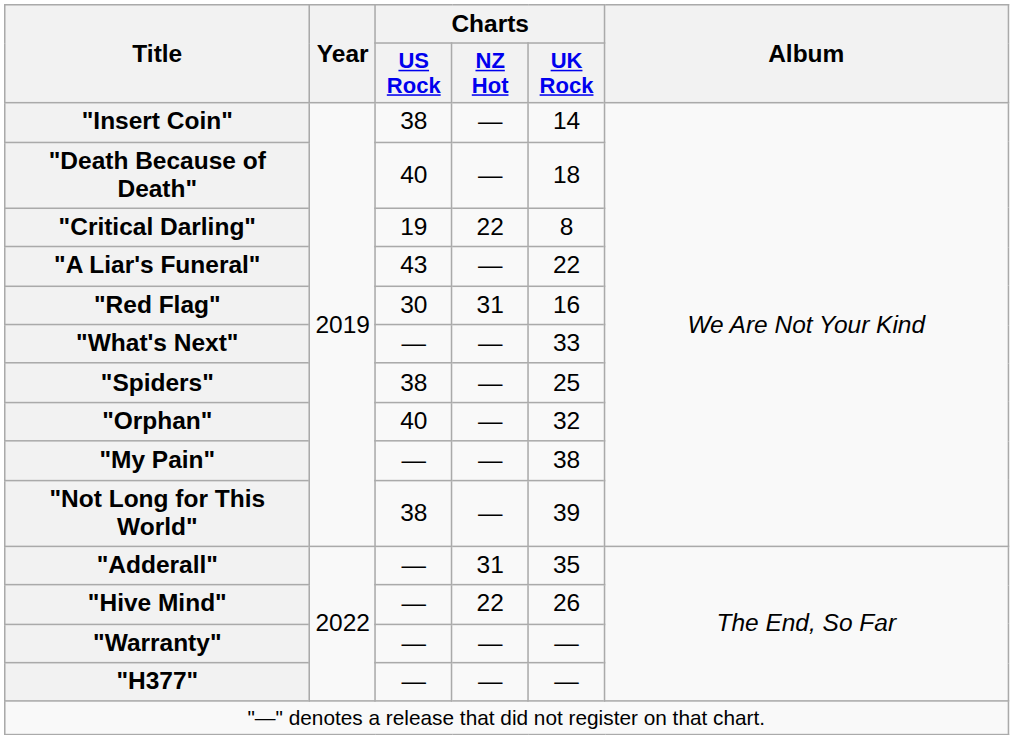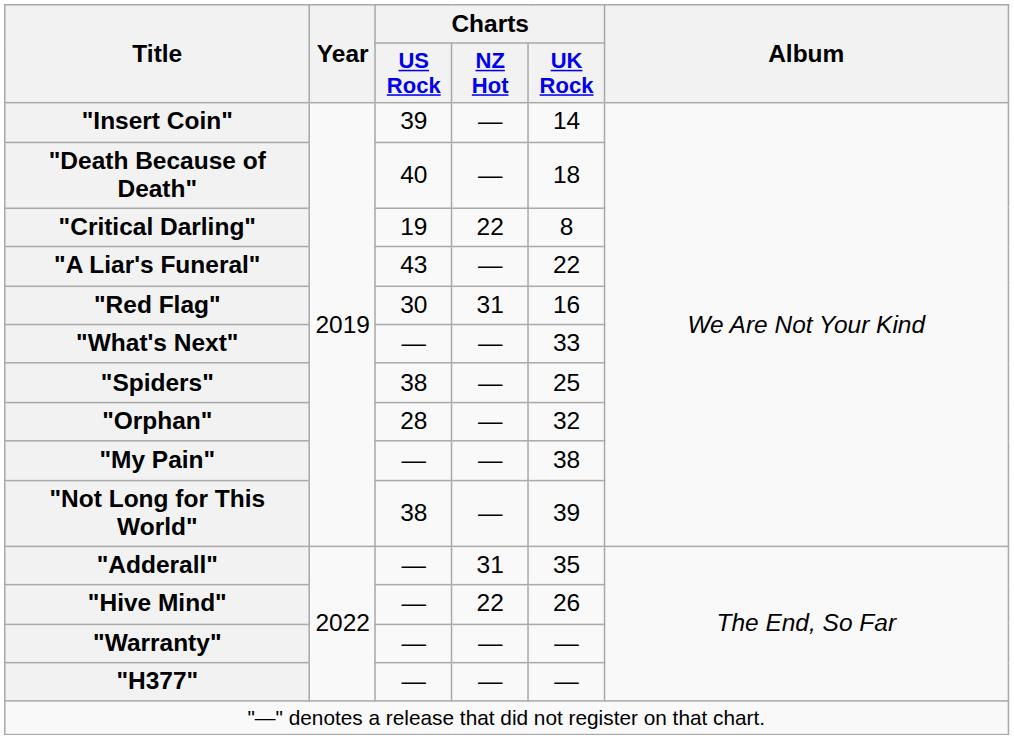(414, 122) 38 -> (414, 122) 39
(414, 421) 40 -> (414, 421) 28
